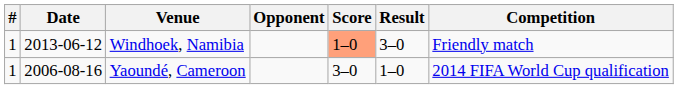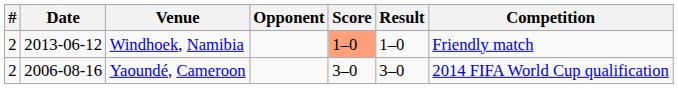(13, 44) 1 -> (13, 44) 2
(392, 44) 3–0 -> (392, 44) 1–0
(13, 70) 1 -> (13, 70) 2
(392, 70) 1–0 -> (392, 70) 3–0
